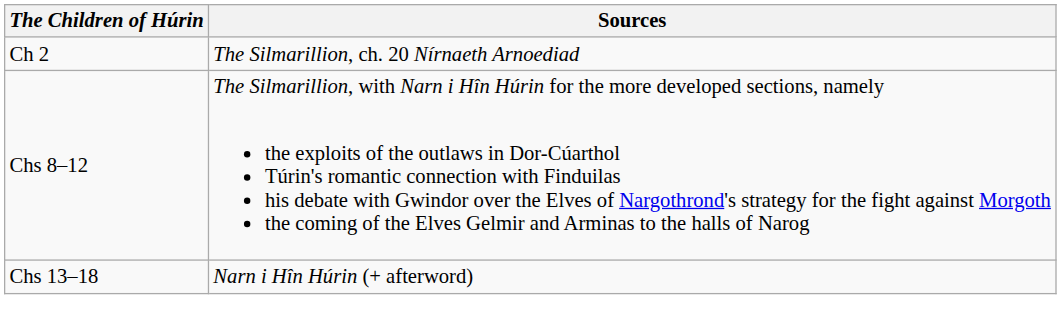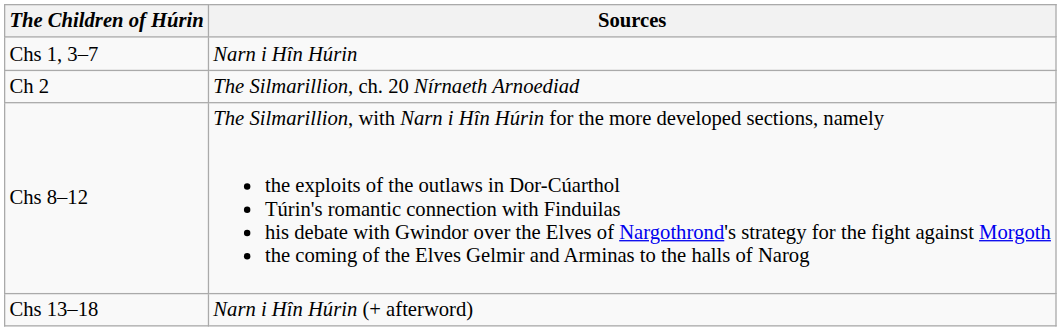+ row: (54, 53)
